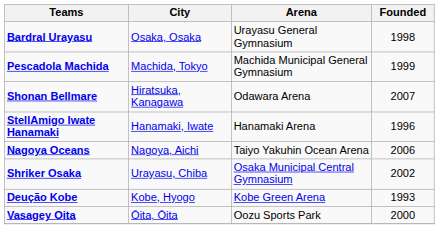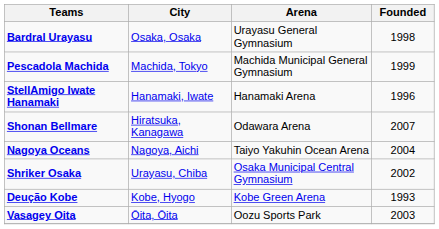rows swapped: (52, 96) <-> (51, 126)
(403, 150) 2006 -> (403, 150) 2004
(403, 215) 2000 -> (403, 215) 2003
